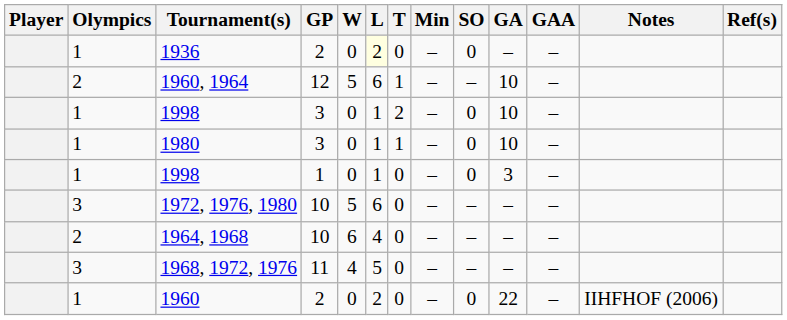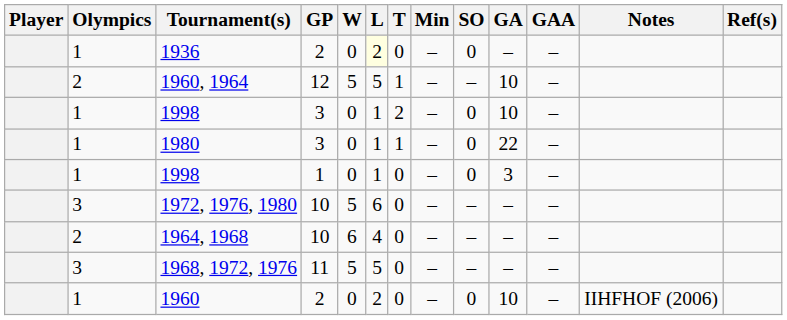(377, 81) 6 -> (377, 81) 5
(508, 143) 10 -> (508, 143) 22
(352, 267) 4 -> (352, 267) 5
(508, 298) 22 -> (508, 298) 10
